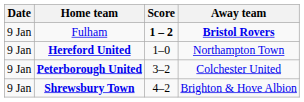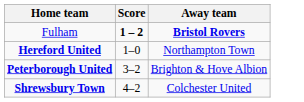- column: (19, 13)
(239, 69) Colchester United -> (209, 69) Brighton & Hove Albion
(239, 87) Brighton & Hove Albion -> (209, 87) Colchester United
